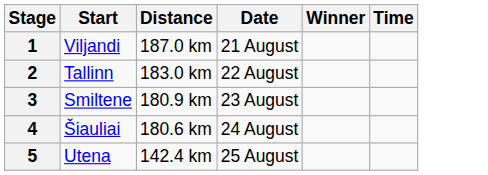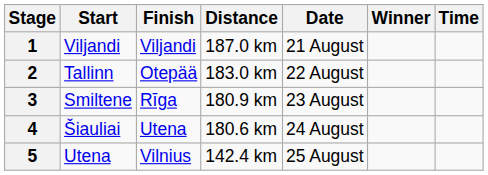+ column: (169, 18)
